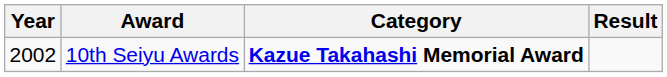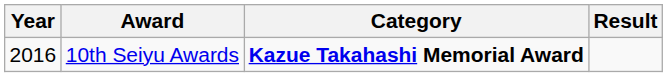(33, 54) 2002 -> (33, 54) 2016
